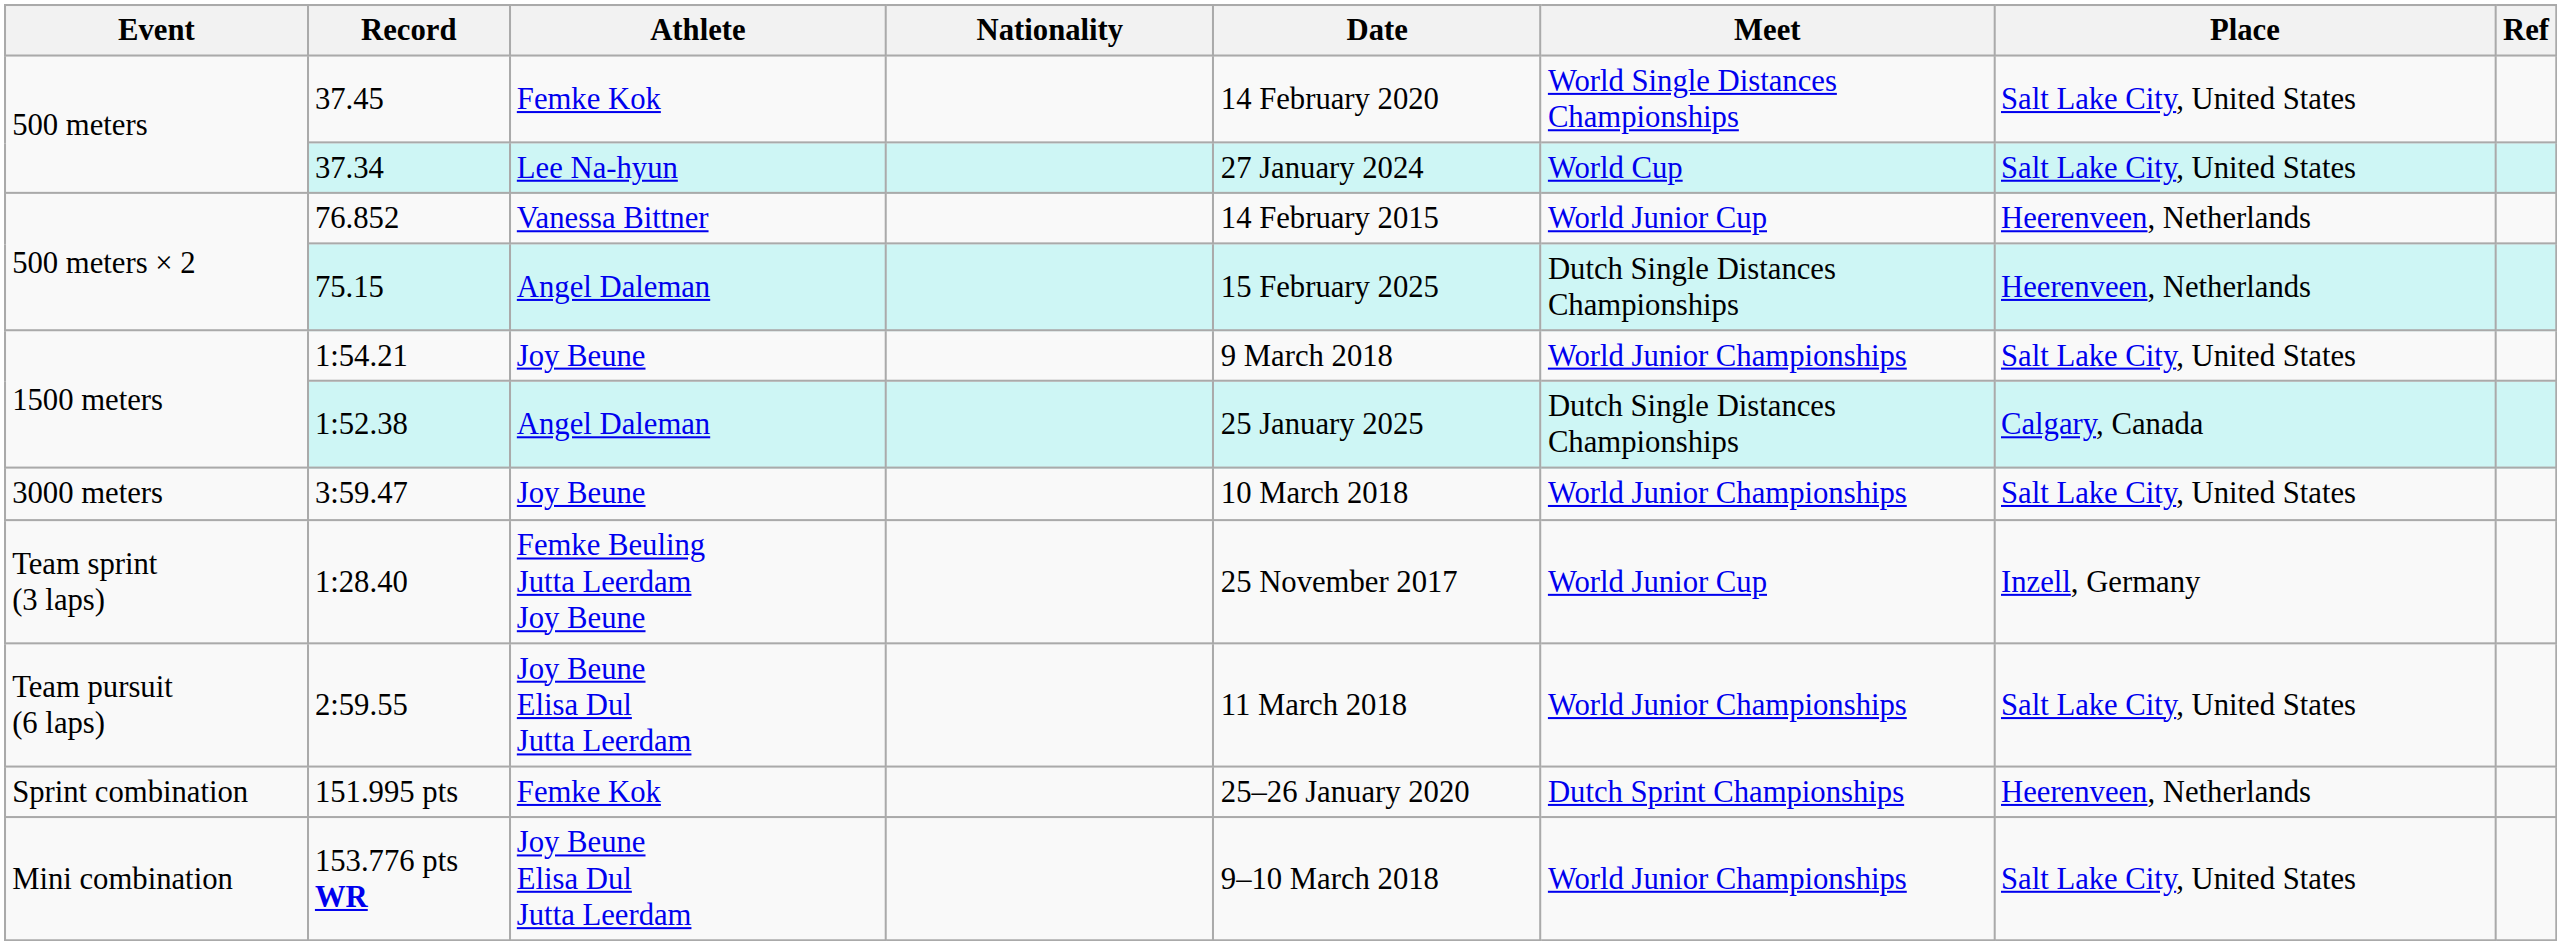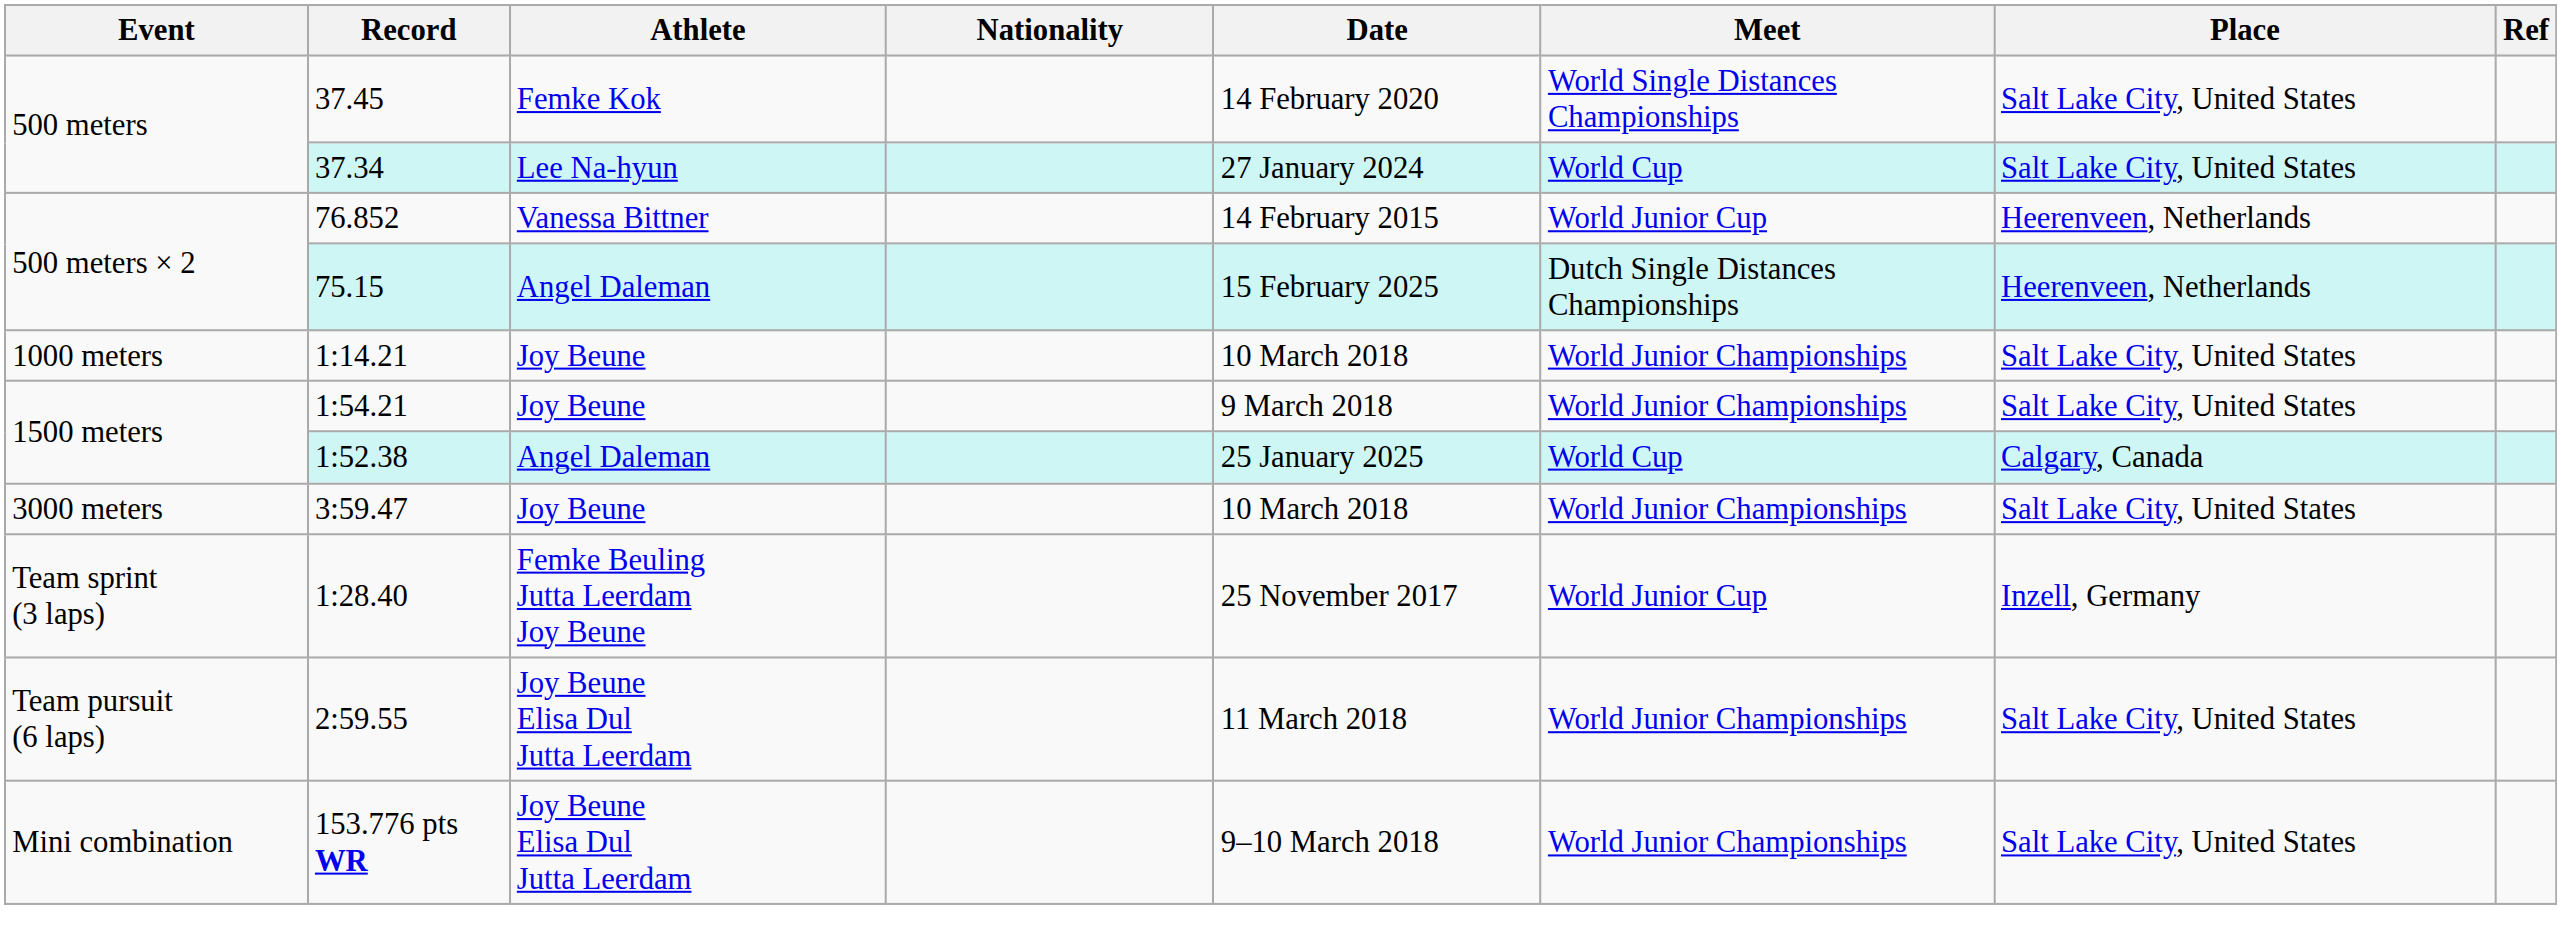+ row: (361, 355)
(1692, 424) Dutch Single Distances Championships -> (1615, 457) World Cup
- row: (387, 790)
